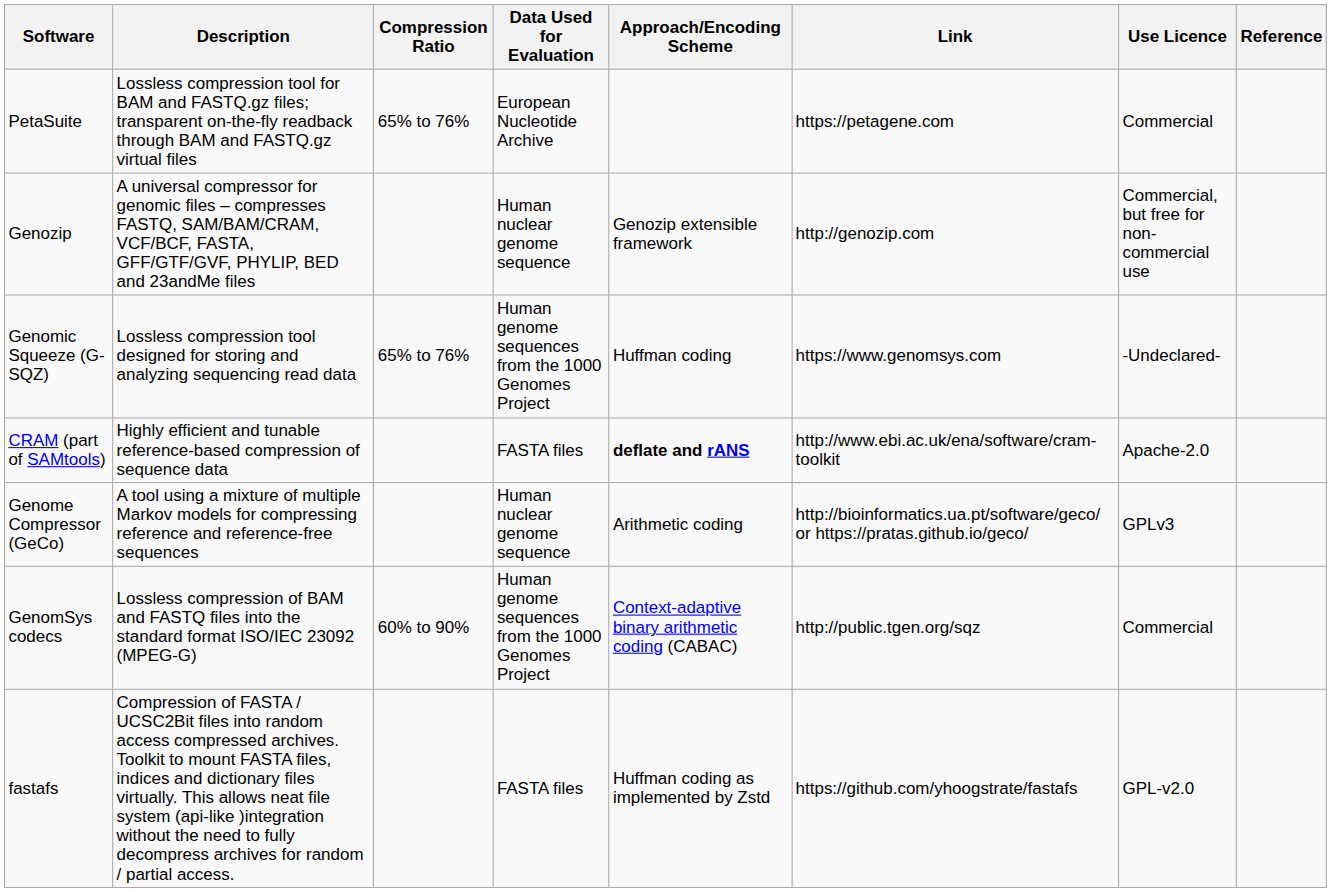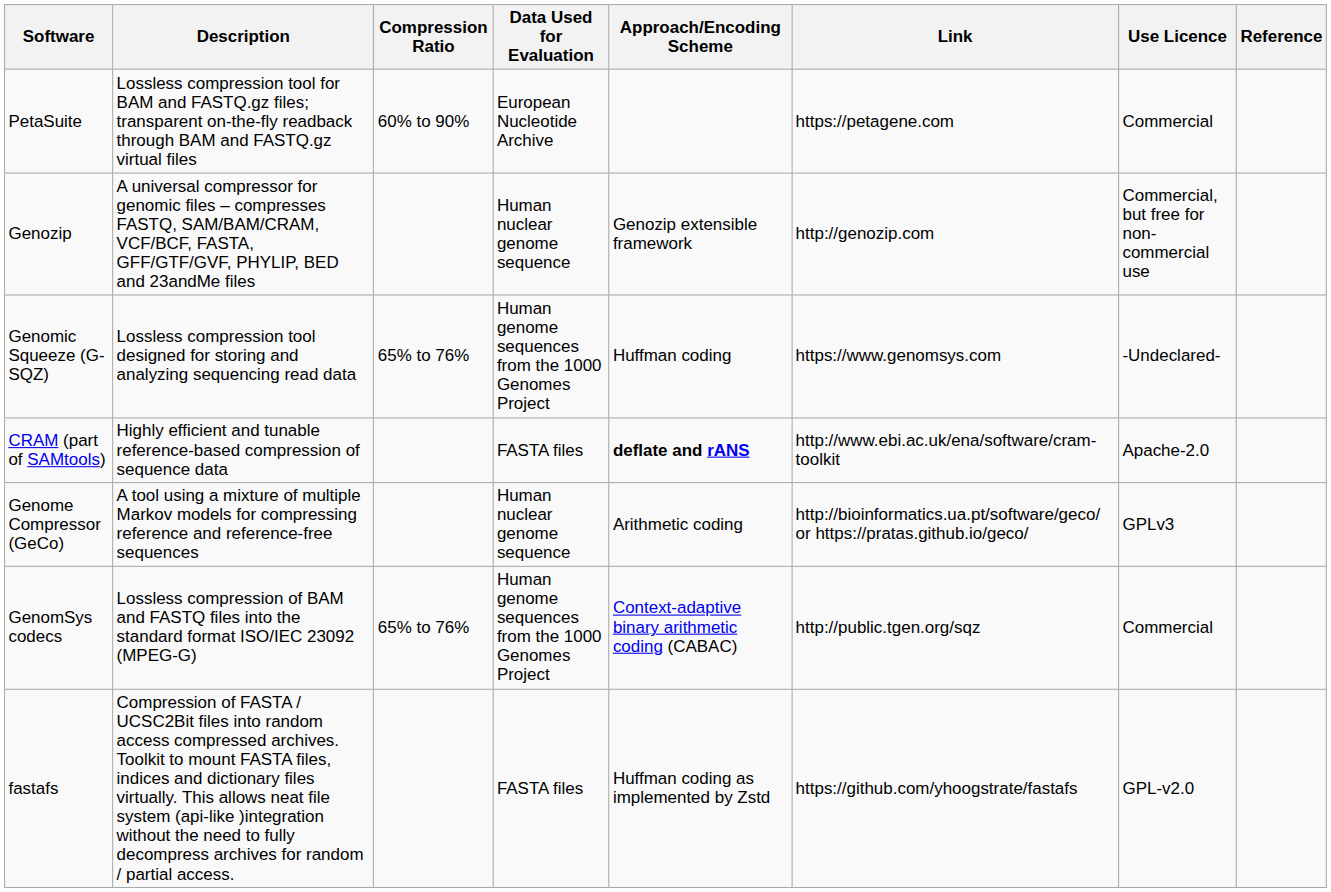(424, 121) 65% to 76% -> (424, 121) 60% to 90%
(424, 627) 60% to 90% -> (424, 627) 65% to 76%
